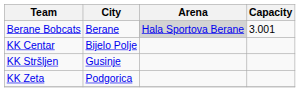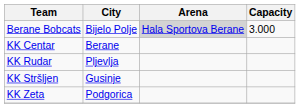(102, 29) Berane -> (111, 29) Bijelo Polje
(262, 29) 3.001 -> (262, 29) 3.000
(111, 45) Bijelo Polje -> (102, 45) Berane
+ row: (29, 62)
